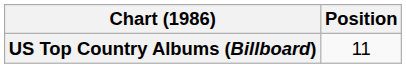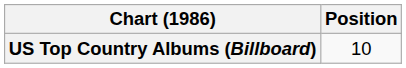(361, 48) 11 -> (361, 48) 10
